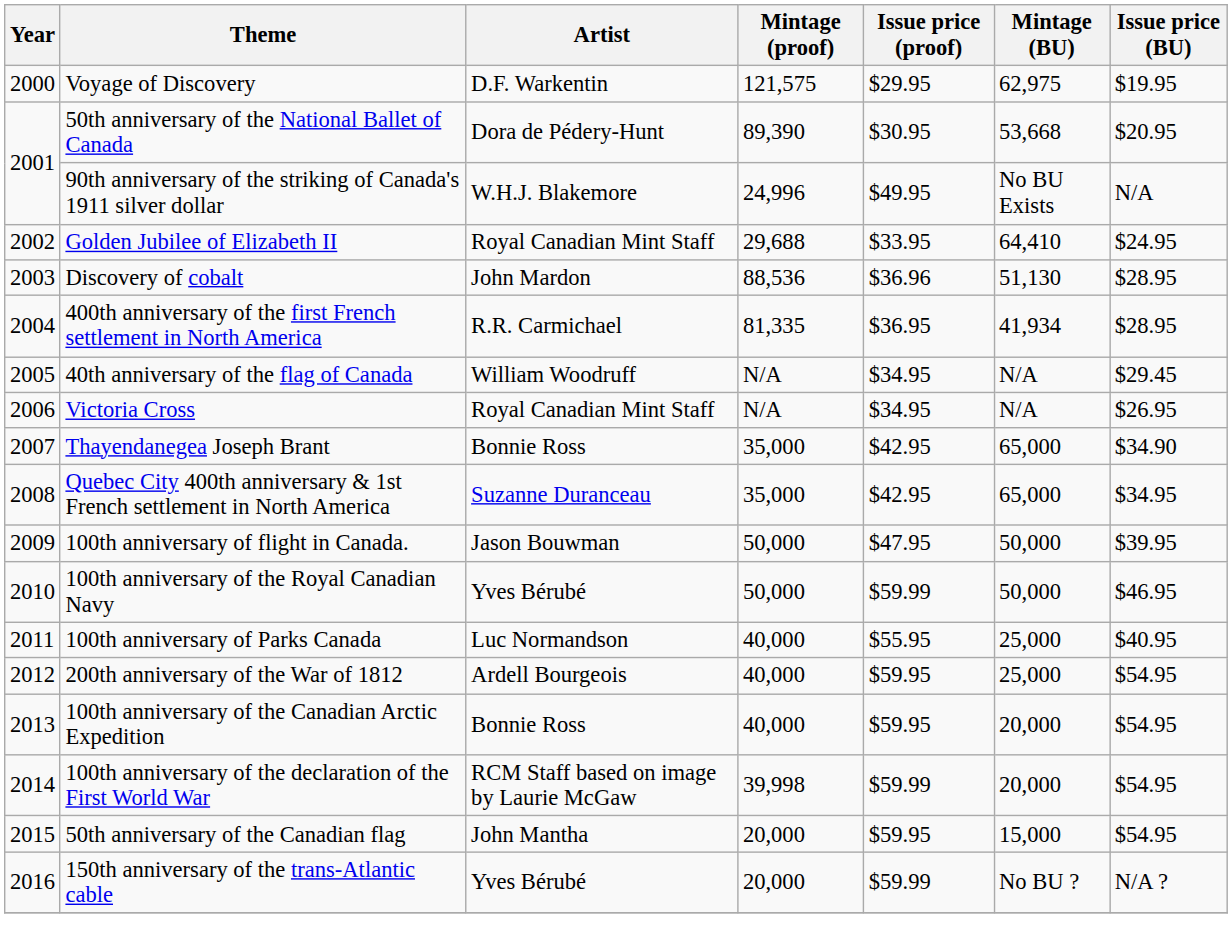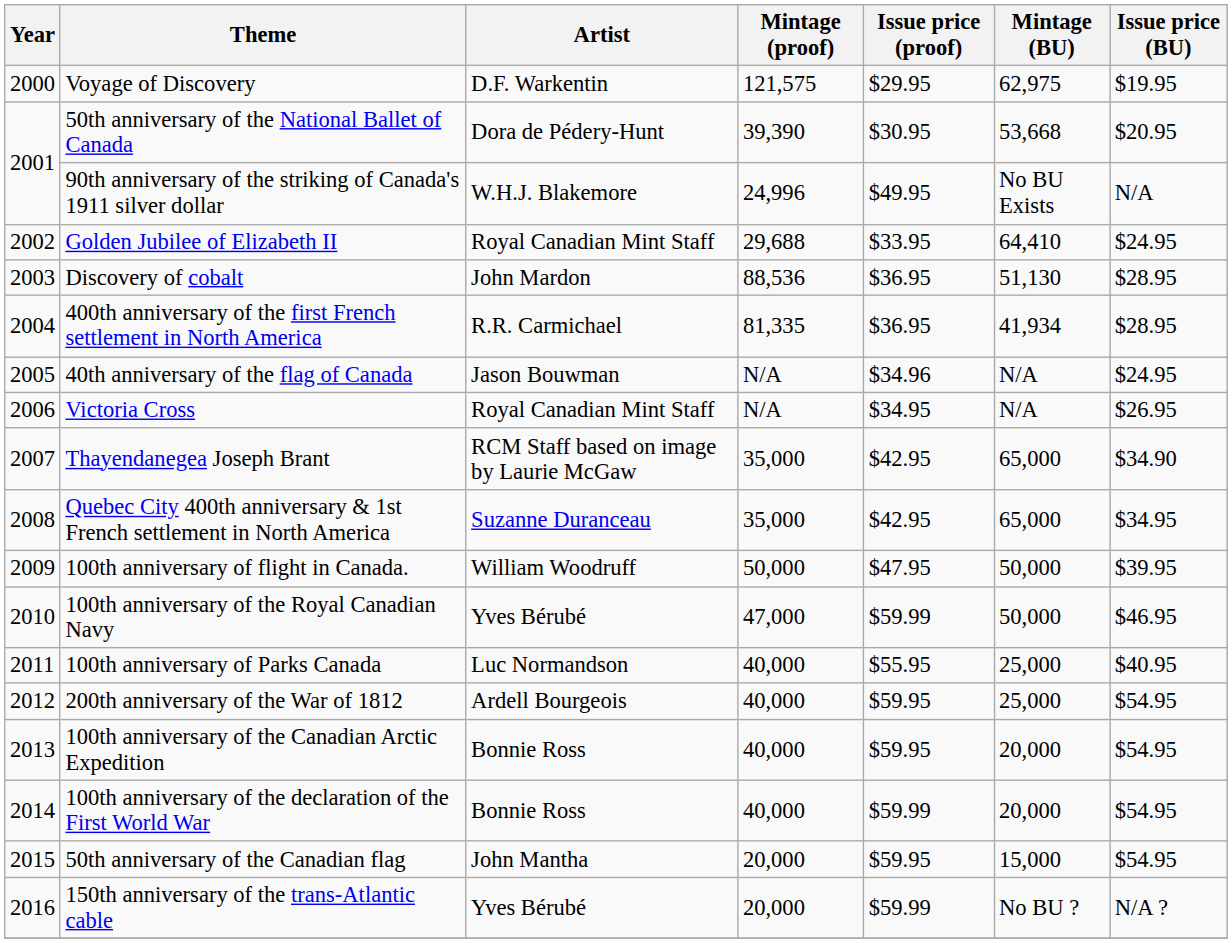(774, 132) 89,390 -> (774, 132) 39,390
(900, 277) $36.96 -> (900, 277) $36.95
(554, 374) William Woodruff -> (545, 374) Jason Bouwman
(900, 374) $34.95 -> (900, 374) $34.96
(1146, 374) $29.45 -> (1146, 374) $24.95
(528, 445) Bonnie Ross -> (594, 458) RCM Staff based on image by Laurie McGaw
(545, 542) Jason Bouwman -> (554, 568) William Woodruff
(774, 591) 50,000 -> (774, 616) 47,000
(594, 785) RCM Staff based on image by Laurie McGaw -> (528, 810) Bonnie Ross
(774, 785) 39,998 -> (774, 810) 40,000
